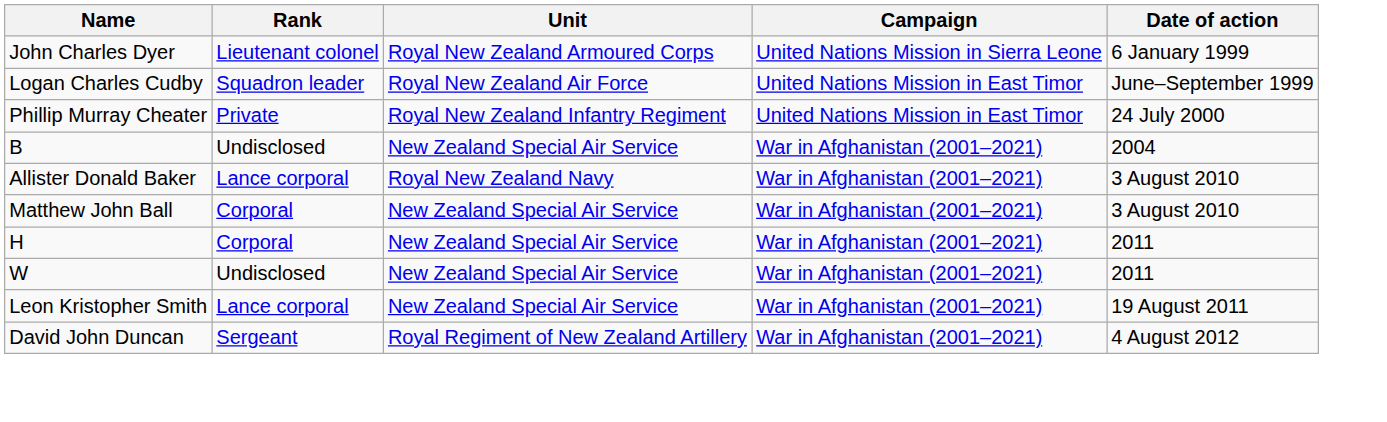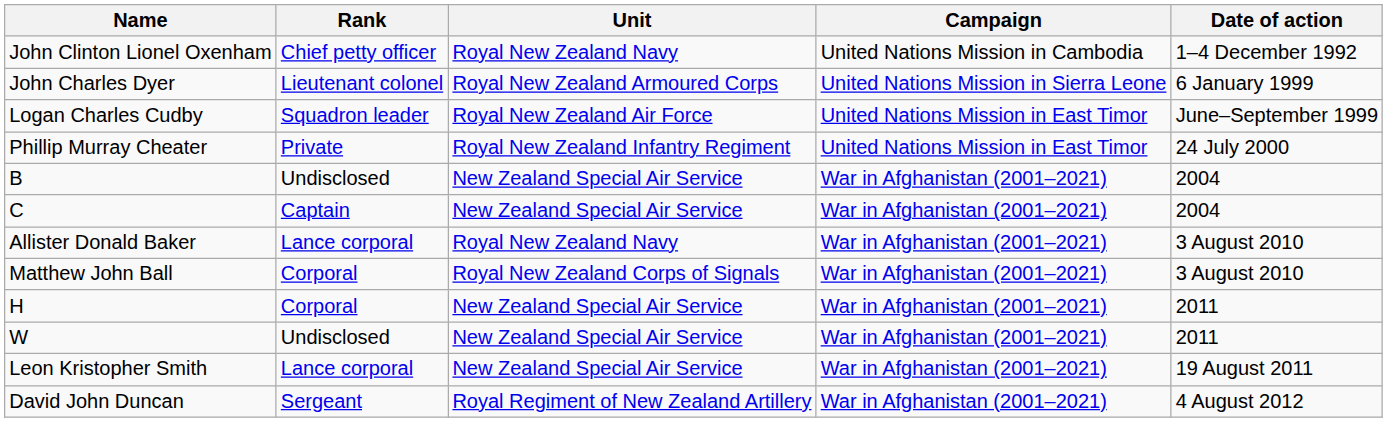+ row: (140, 52)
+ row: (16, 210)
(533, 210) New Zealand Special Air Service -> (616, 274) Royal New Zealand Corps of Signals
